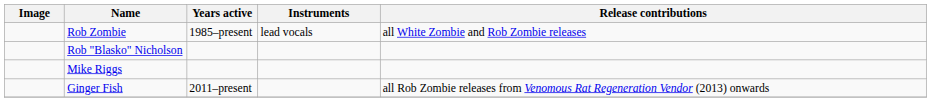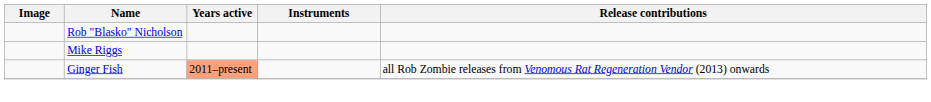- row: (97, 32)
(221, 87) no background -> (221, 69) lightsalmon background
